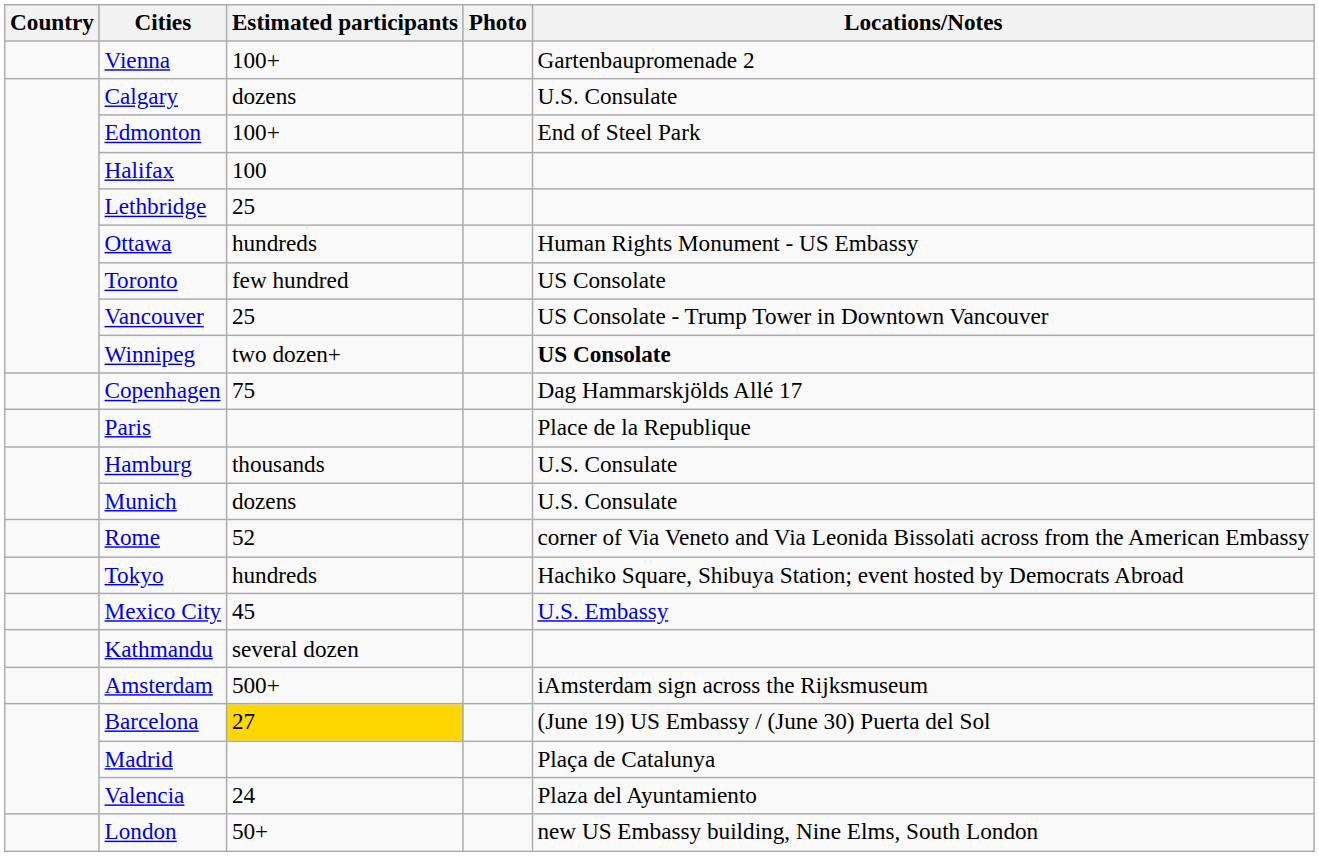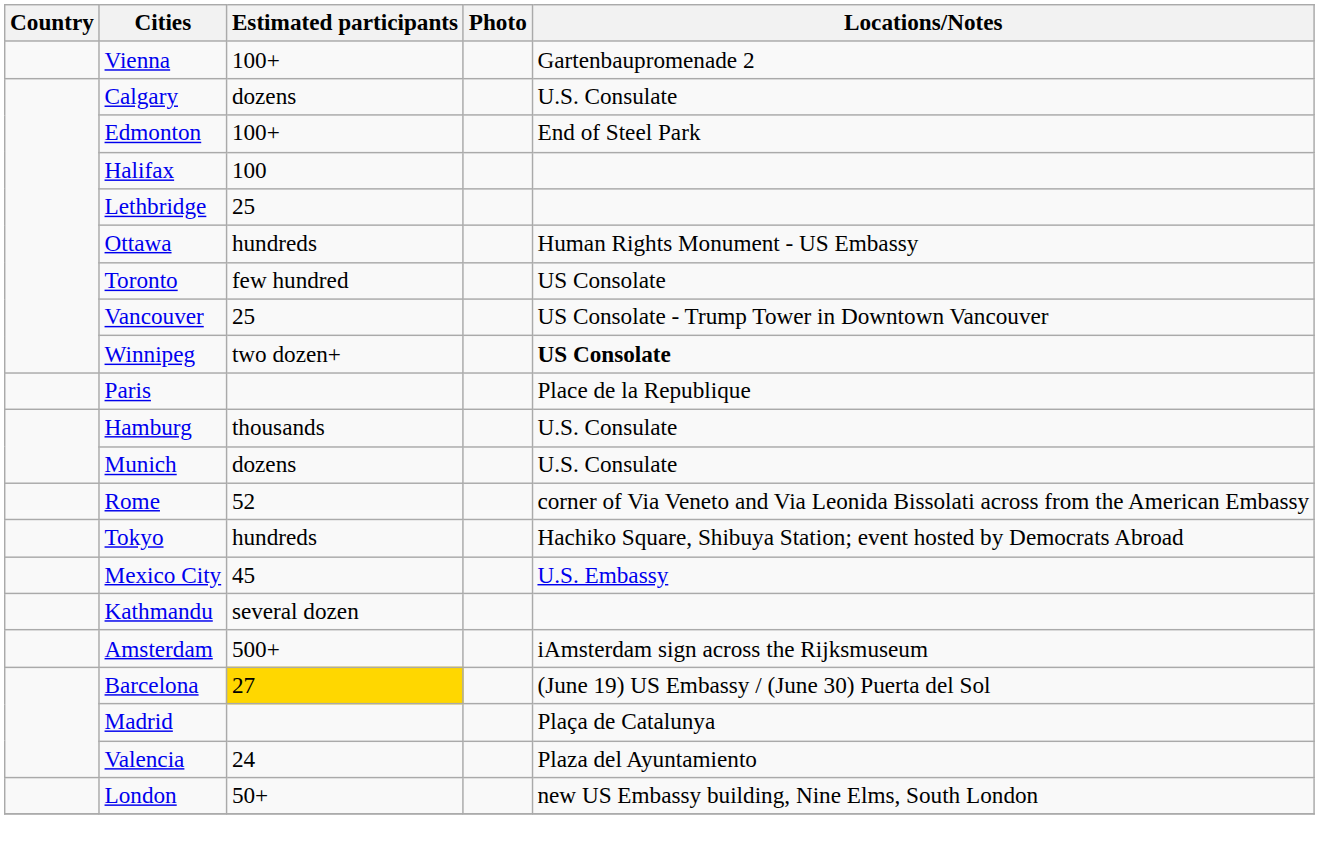- row: (163, 390)
